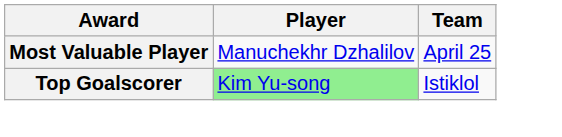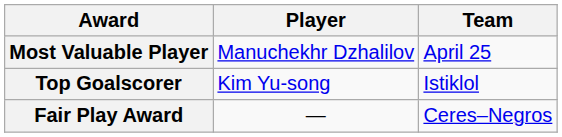(274, 83) lightgreen background -> (274, 83) no background
+ row: (109, 115)
